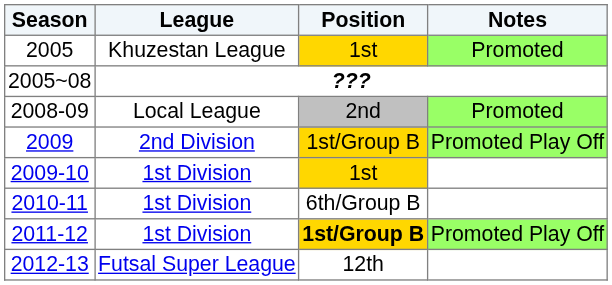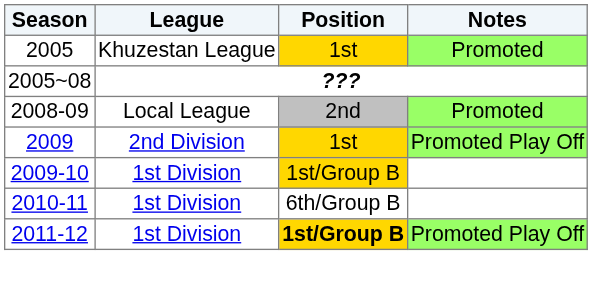(363, 142) 1st/Group B -> (343, 142) 1st
(363, 172) 1st -> (343, 172) 1st/Group B
- row: (50, 264)
